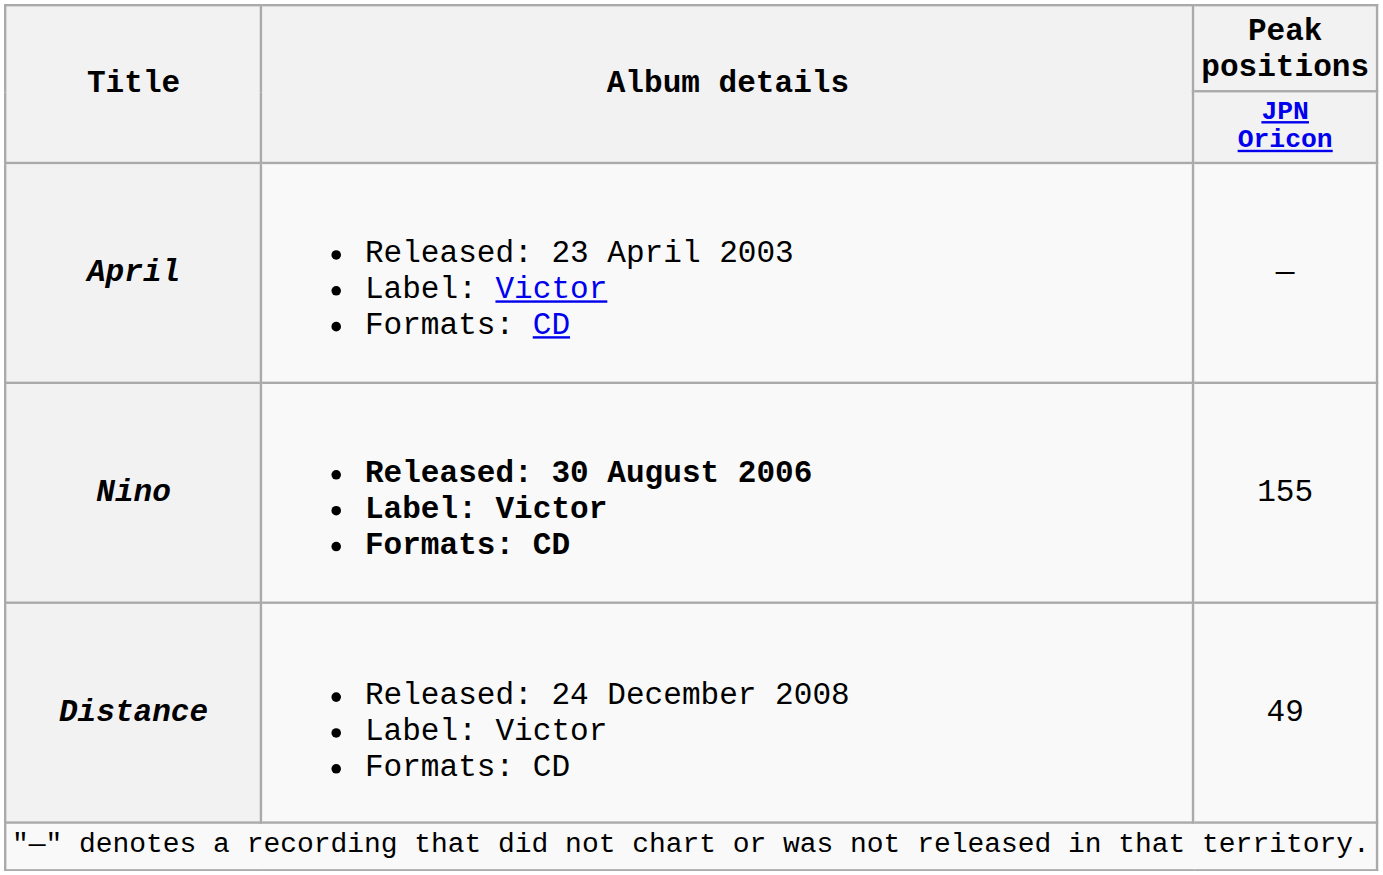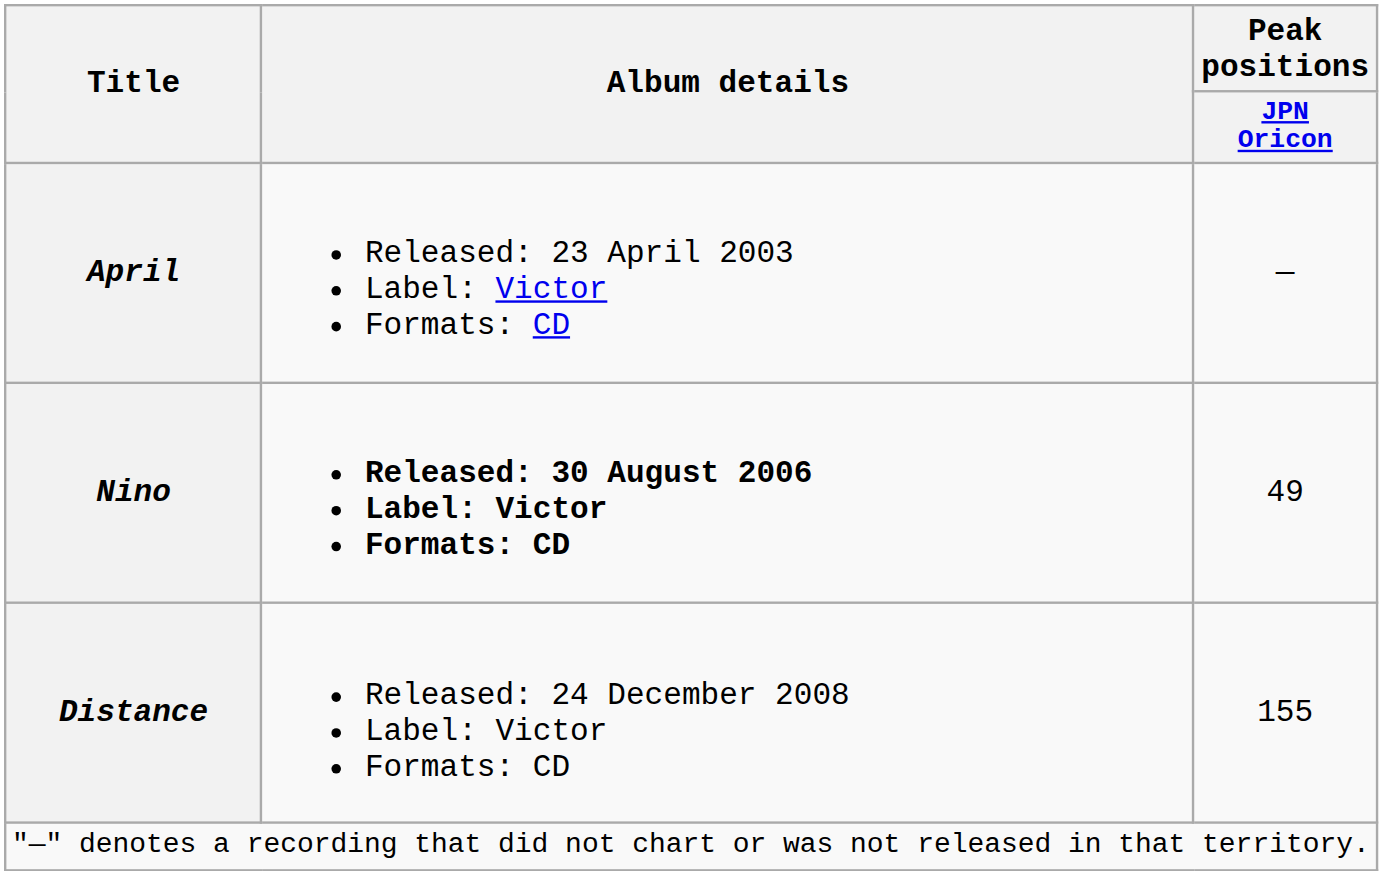(1285, 492) 155 -> (1285, 492) 49
(1285, 713) 49 -> (1285, 713) 155
